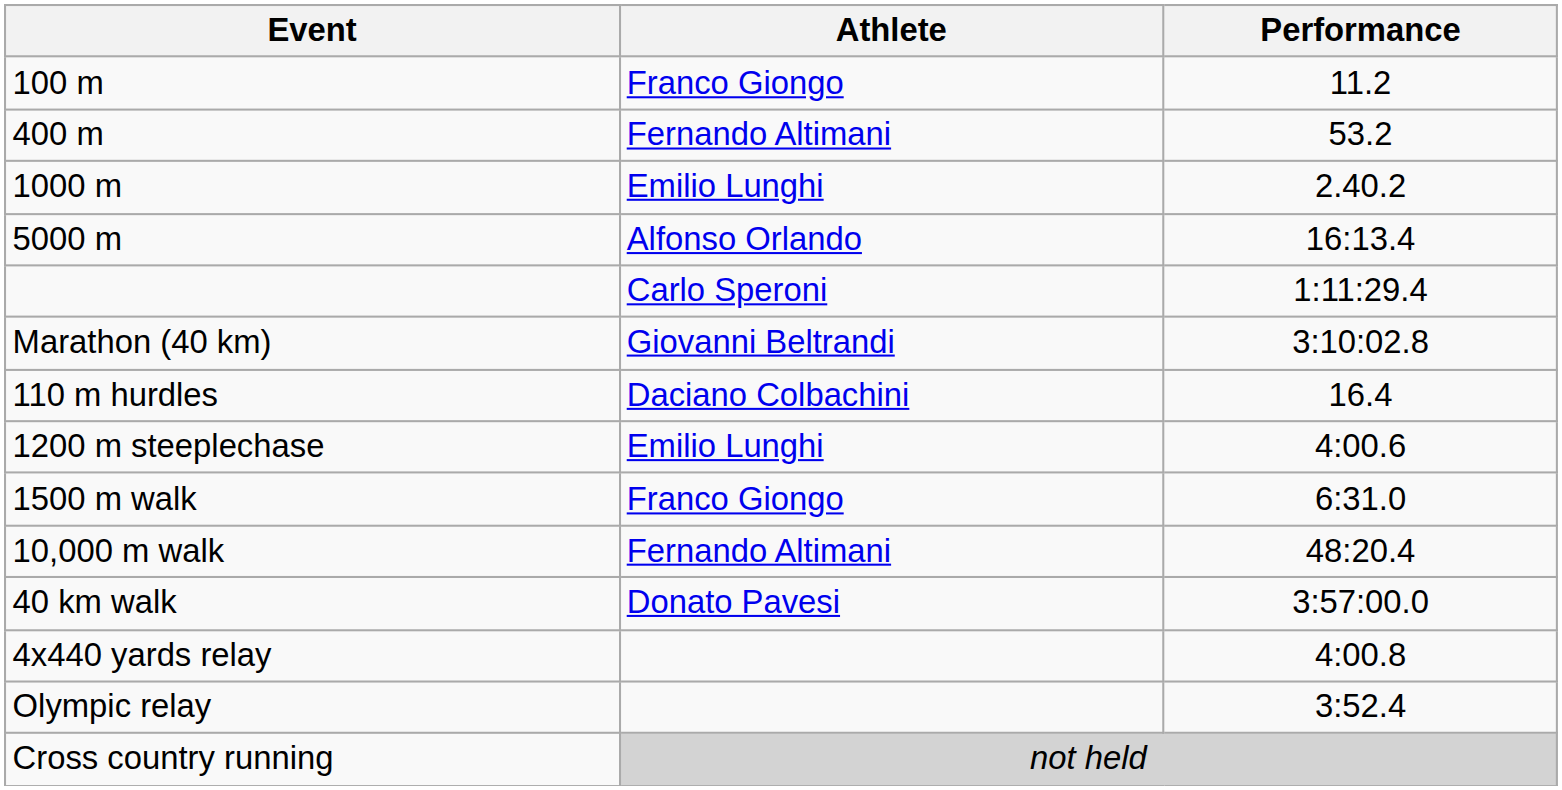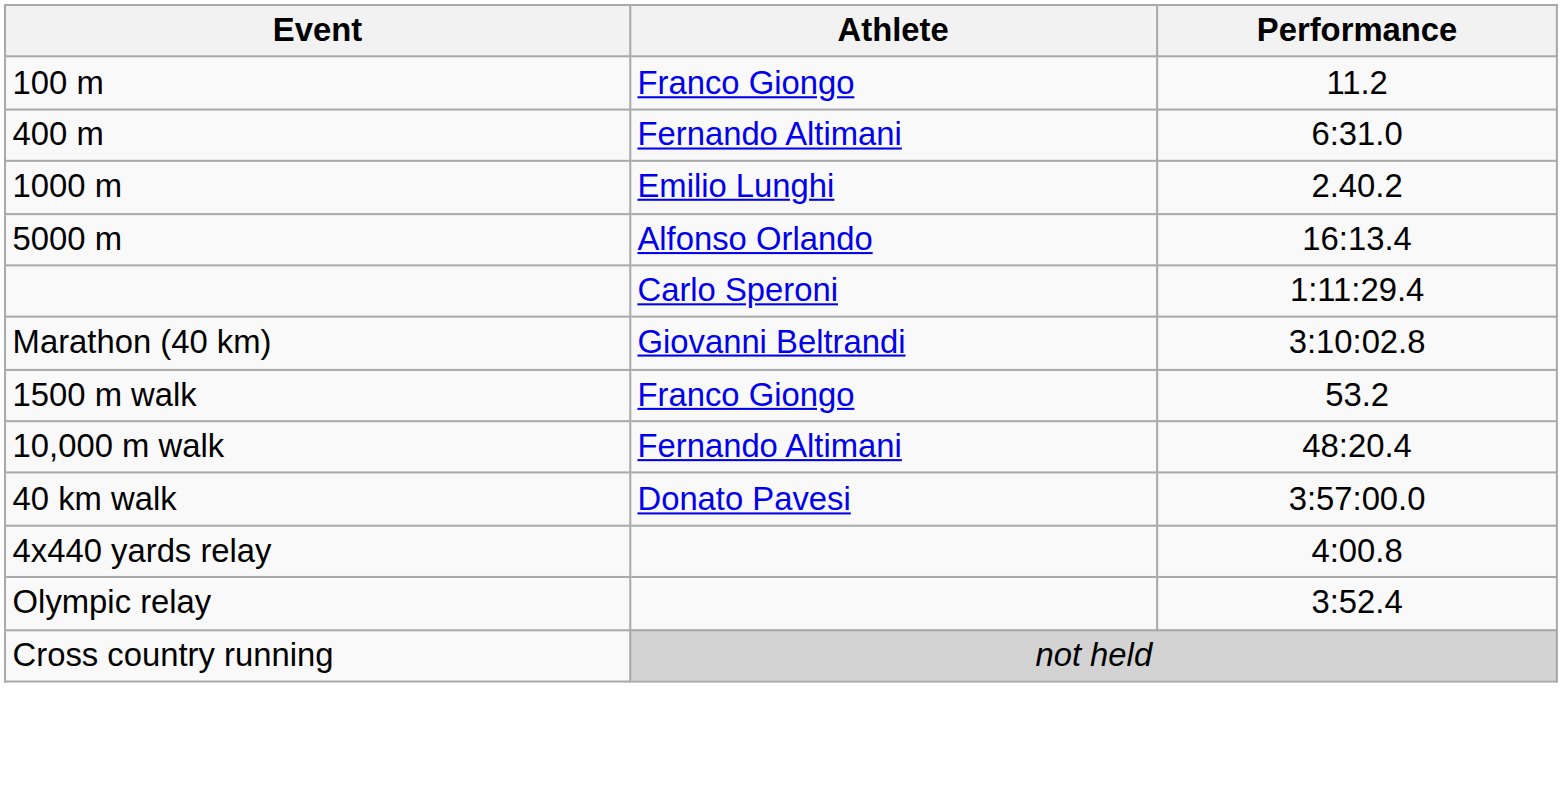(1361, 134) 53.2 -> (1357, 134) 6:31.0
- row: (115, 394)
- row: (168, 446)
(1361, 498) 6:31.0 -> (1357, 394) 53.2
